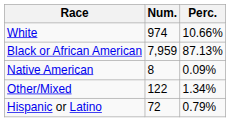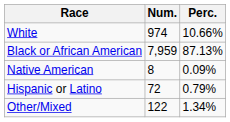rows swapped: (39, 88) <-> (54, 107)
